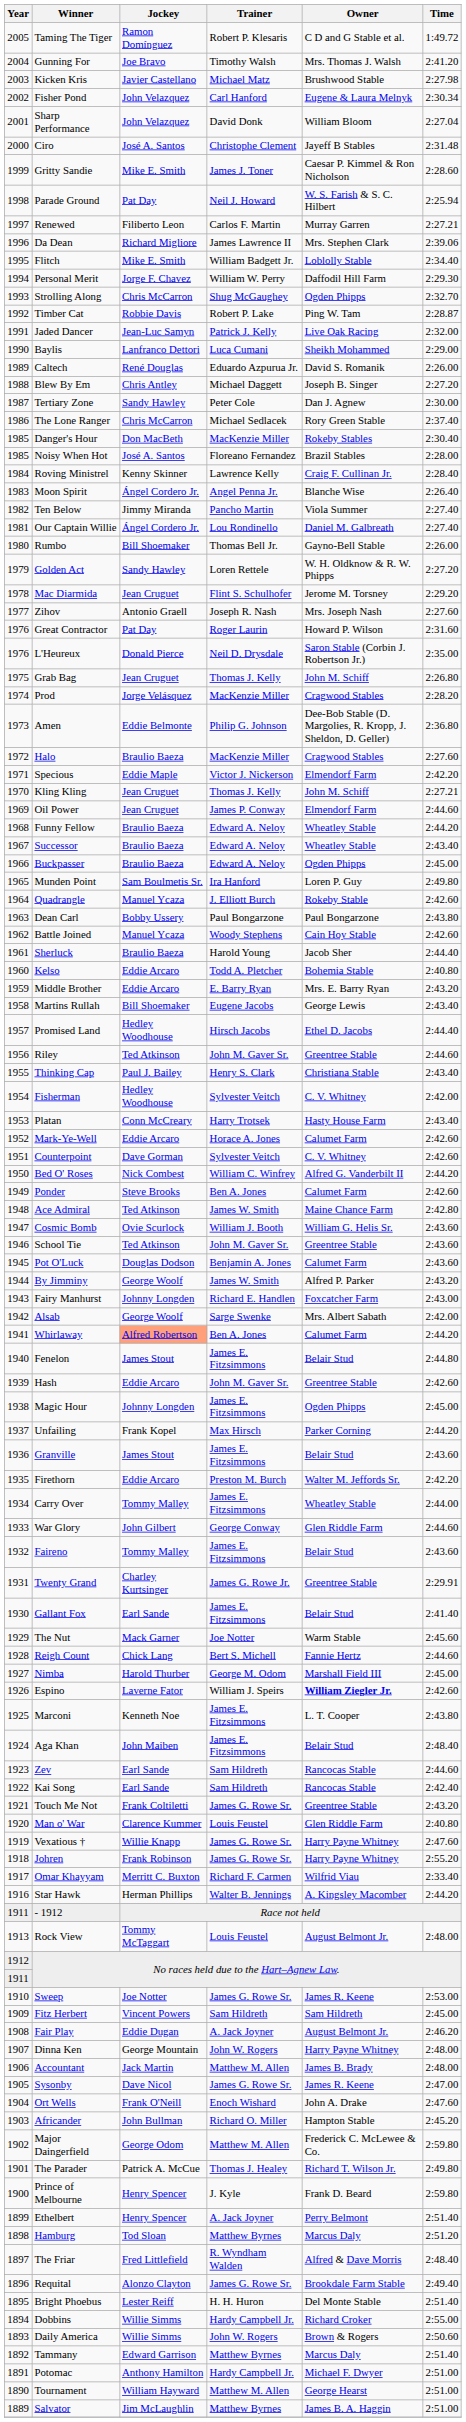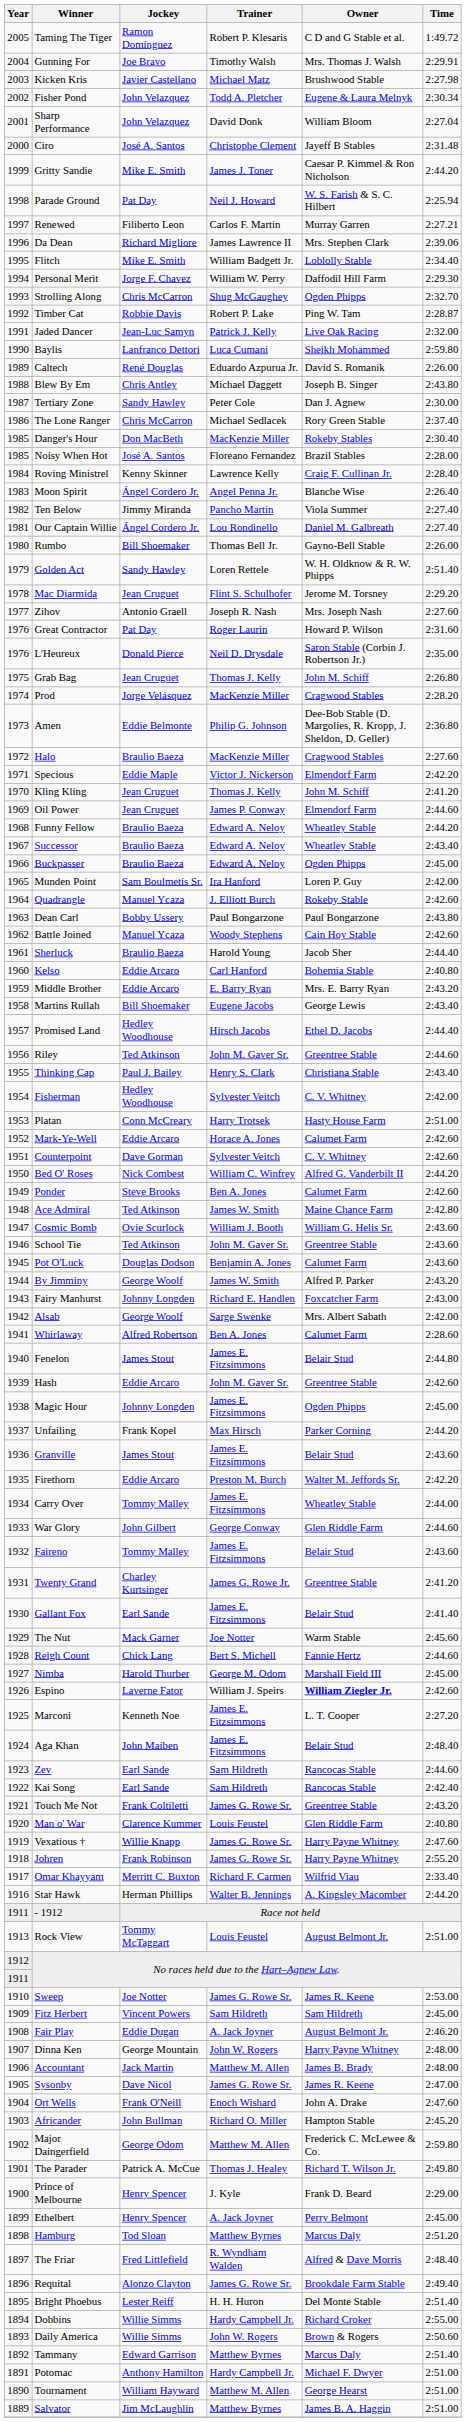(442, 62) 2:41.20 -> (442, 62) 2:29.91
(238, 97) Carl Hanford -> (246, 97) Todd A. Pletcher
(442, 170) 2:28.60 -> (442, 170) 2:44.20
(442, 349) 2:29.00 -> (442, 349) 2:59.80
(442, 385) 2:27.20 -> (442, 385) 2:43.80
(442, 569) 2:27.20 -> (442, 569) 2:51.40
(442, 792) 2:27.21 -> (442, 792) 2:41.20
(442, 881) 2:49.80 -> (442, 881) 2:42.00
(246, 970) Todd A. Pletcher -> (238, 970) Carl Hanford
(442, 1120) 2:43.40 -> (442, 1120) 2:51.00
(160, 1334) lightsalmon background -> (160, 1334) no background
(442, 1334) 2:44.20 -> (442, 1334) 2:28.60
(442, 1582) 2:29.91 -> (442, 1582) 2:41.20
(442, 1715) 2:43.80 -> (442, 1715) 2:27.20
(442, 1936) 2:48.00 -> (442, 1936) 2:51.00
(442, 2193) 2:59.80 -> (442, 2193) 2:29.00
(442, 2218) 2:51.40 -> (442, 2218) 2:45.00
